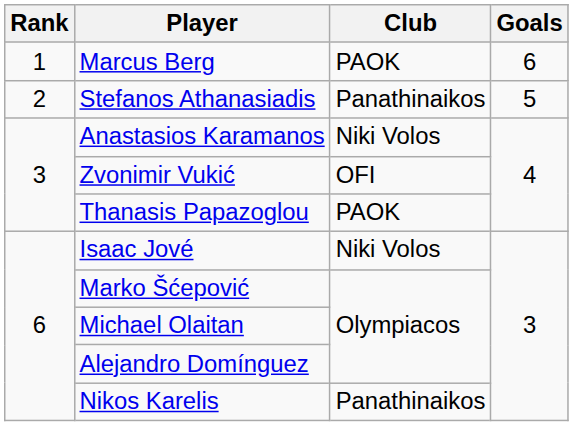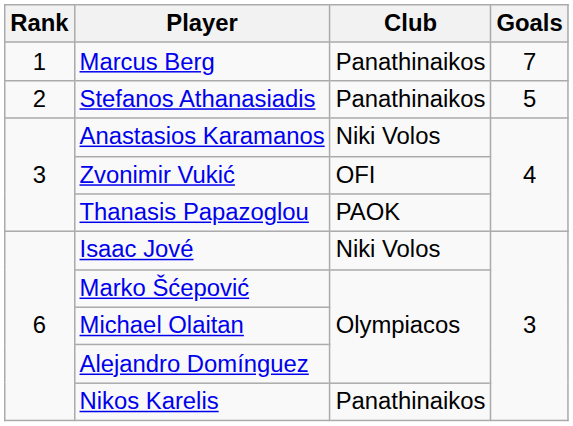(368, 61) PAOK -> (411, 61) Panathinaikos
(530, 61) 6 -> (530, 61) 7
